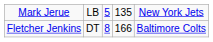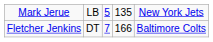(107, 28) 8 -> (107, 28) 7
